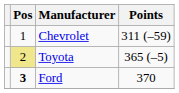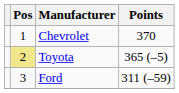(146, 36) 311 (–59) -> (146, 36) 370
(23, 78) bold -> (23, 78) normal
(146, 78) 370 -> (146, 78) 311 (–59)
